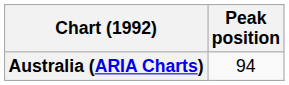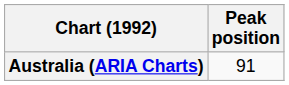(246, 66) 94 -> (246, 66) 91
